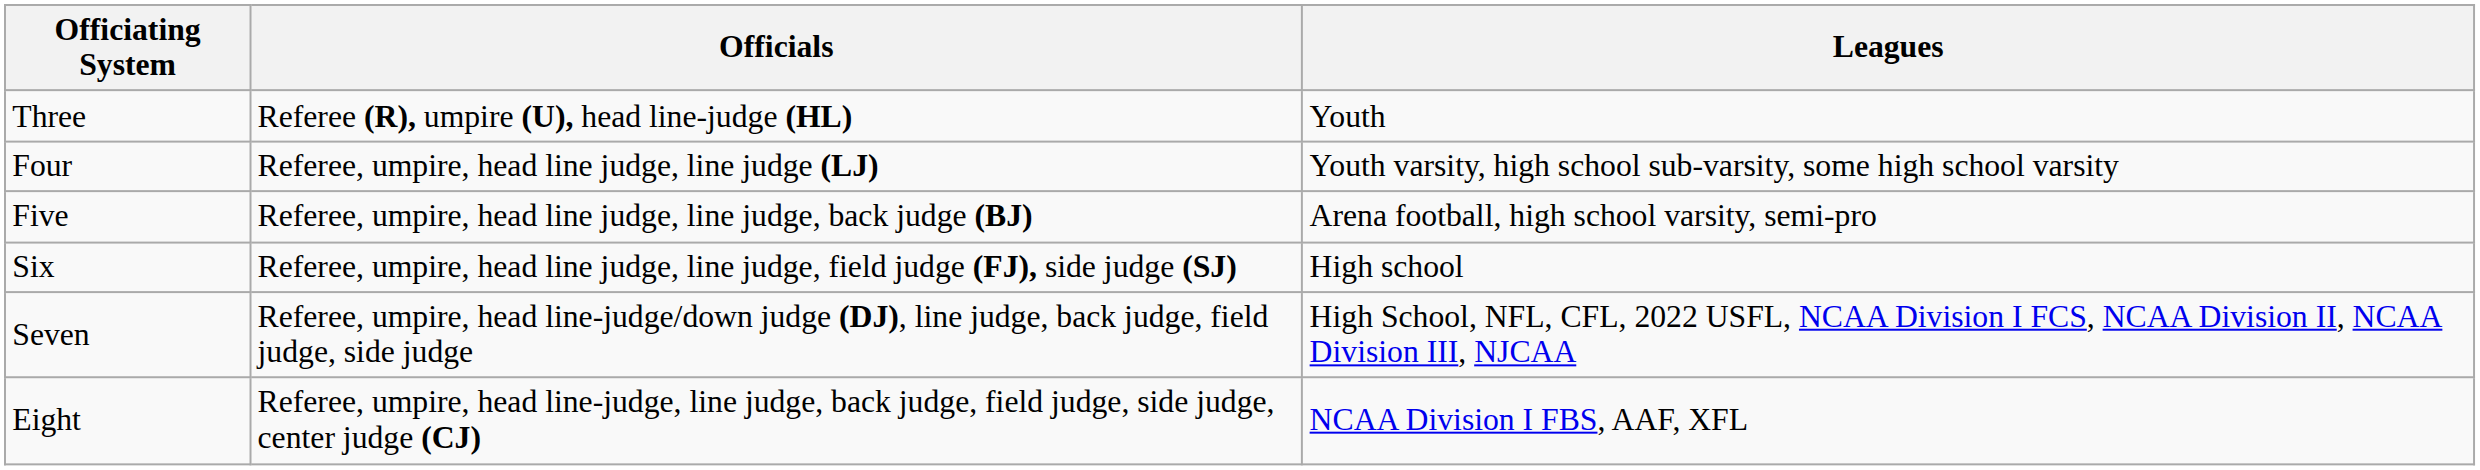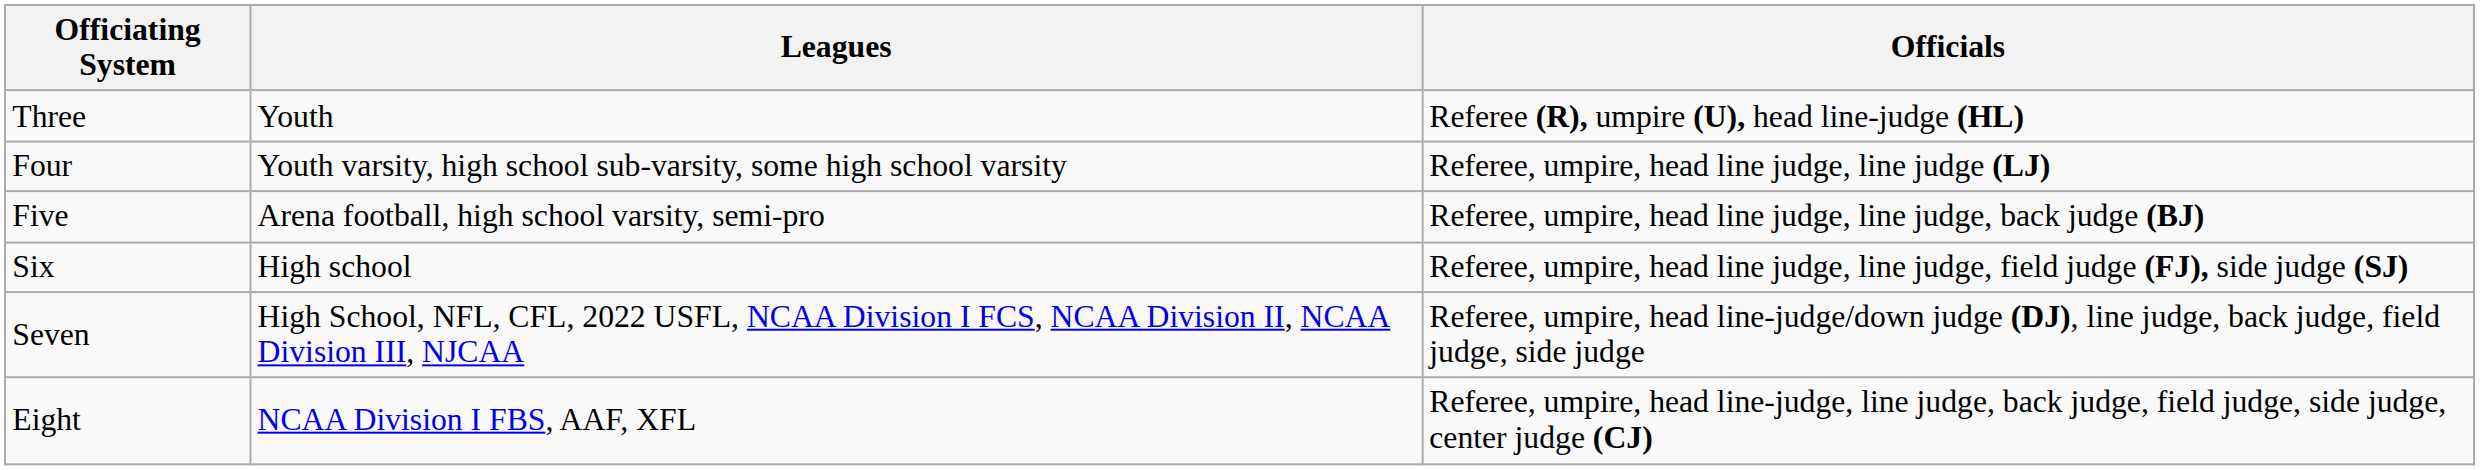columns swapped: (776, 47) <-> (1888, 47)
